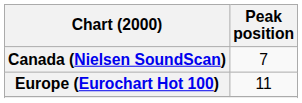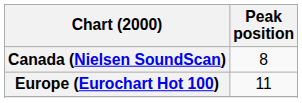(264, 59) 7 -> (264, 59) 8
